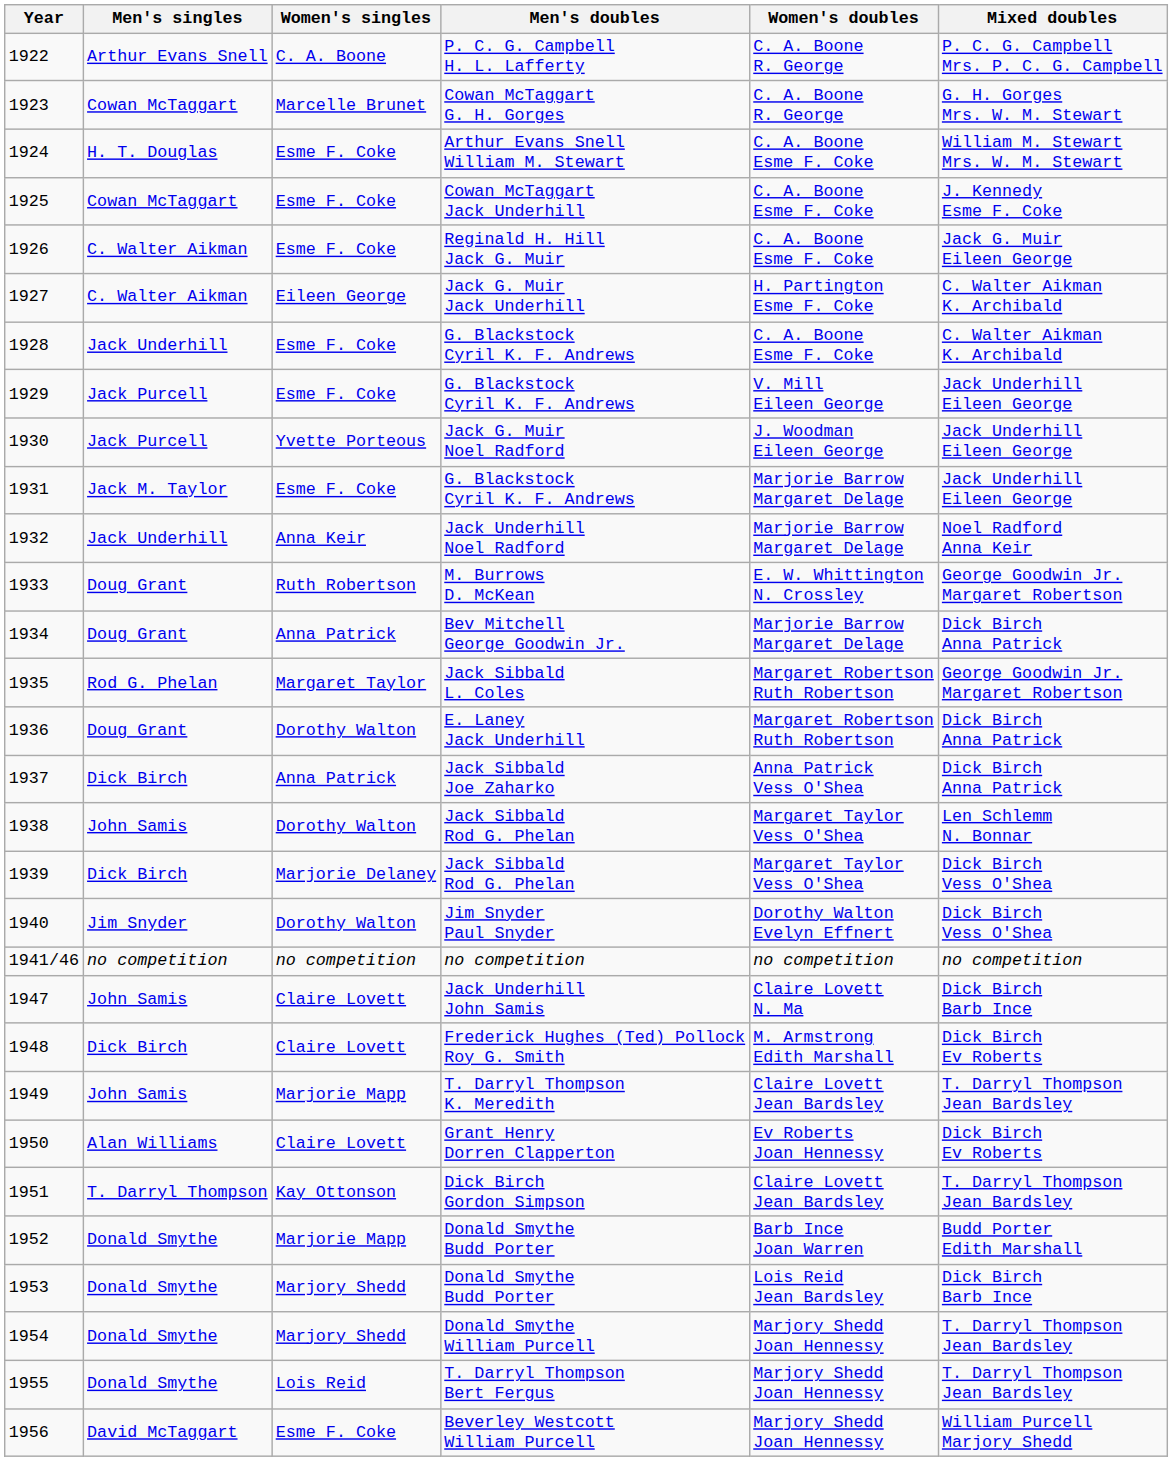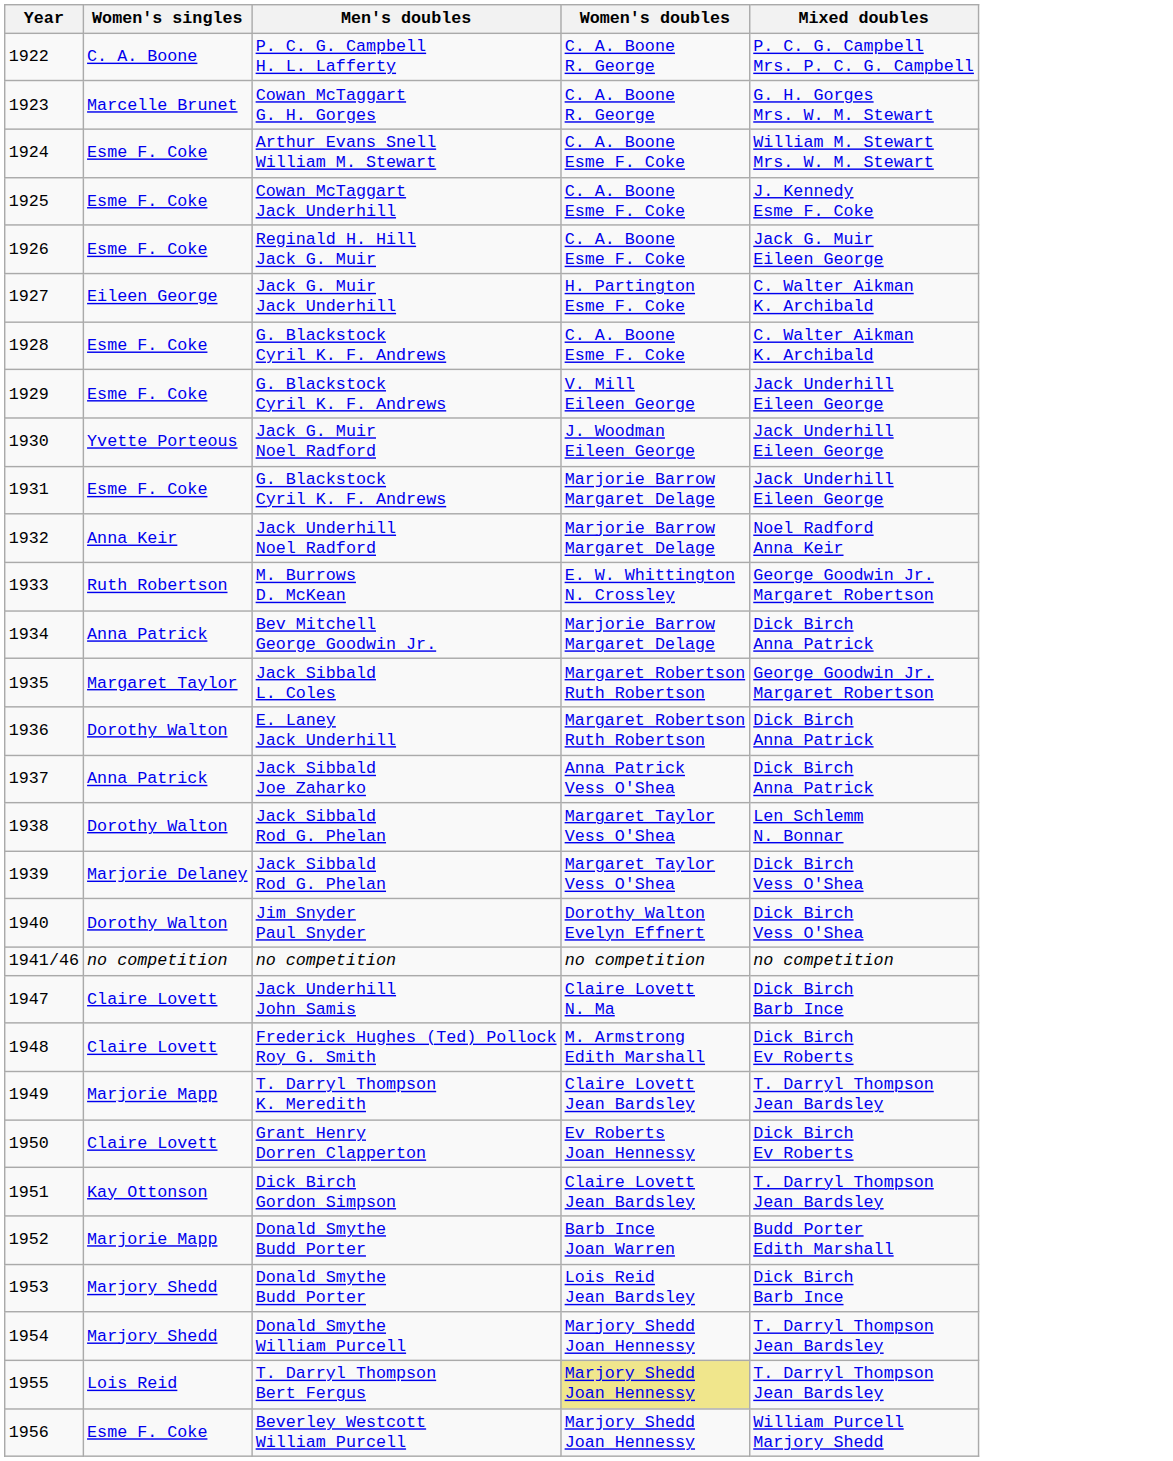- column: (177, 18)
(818, 1384) no background -> (630, 1384) khaki background
